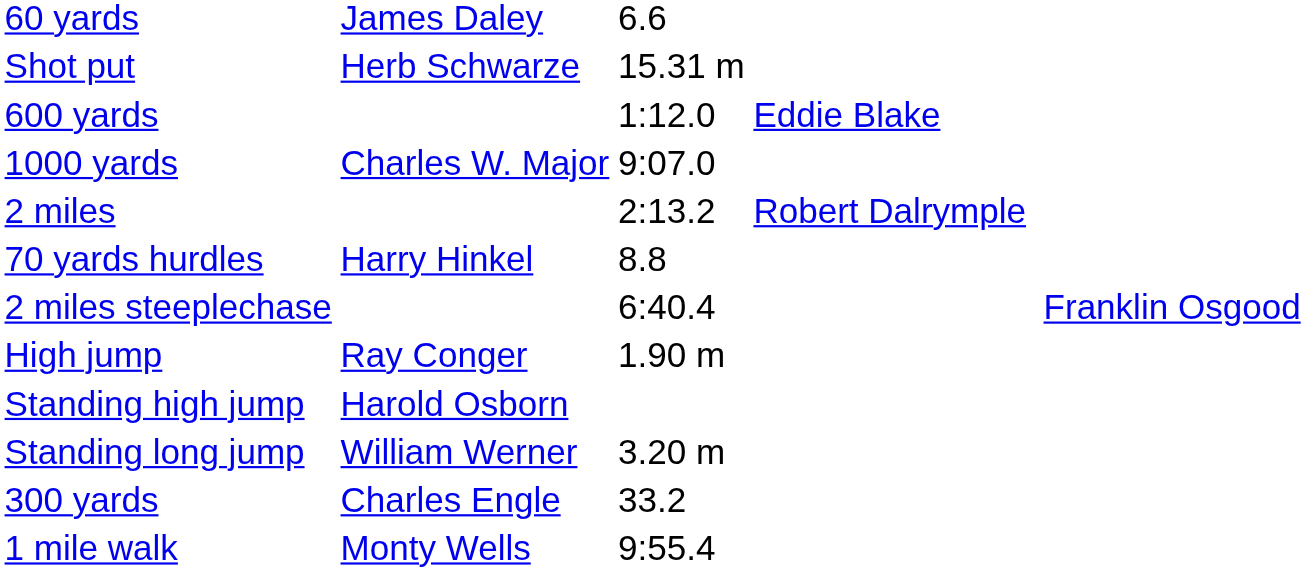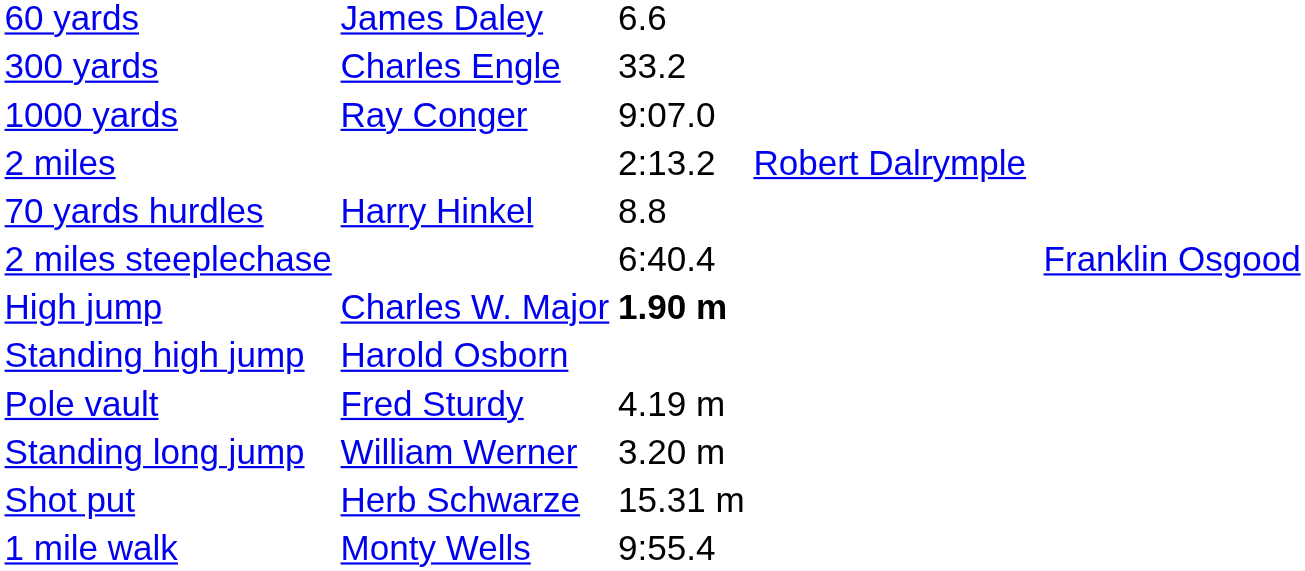rows swapped: (82, 500) <-> (70, 66)
- row: (82, 115)
(475, 163) Charles W. Major -> (434, 115) Ray Conger
(434, 355) Ray Conger -> (475, 307) Charles W. Major
(672, 355) normal -> (673, 307) bold
+ row: (82, 404)
